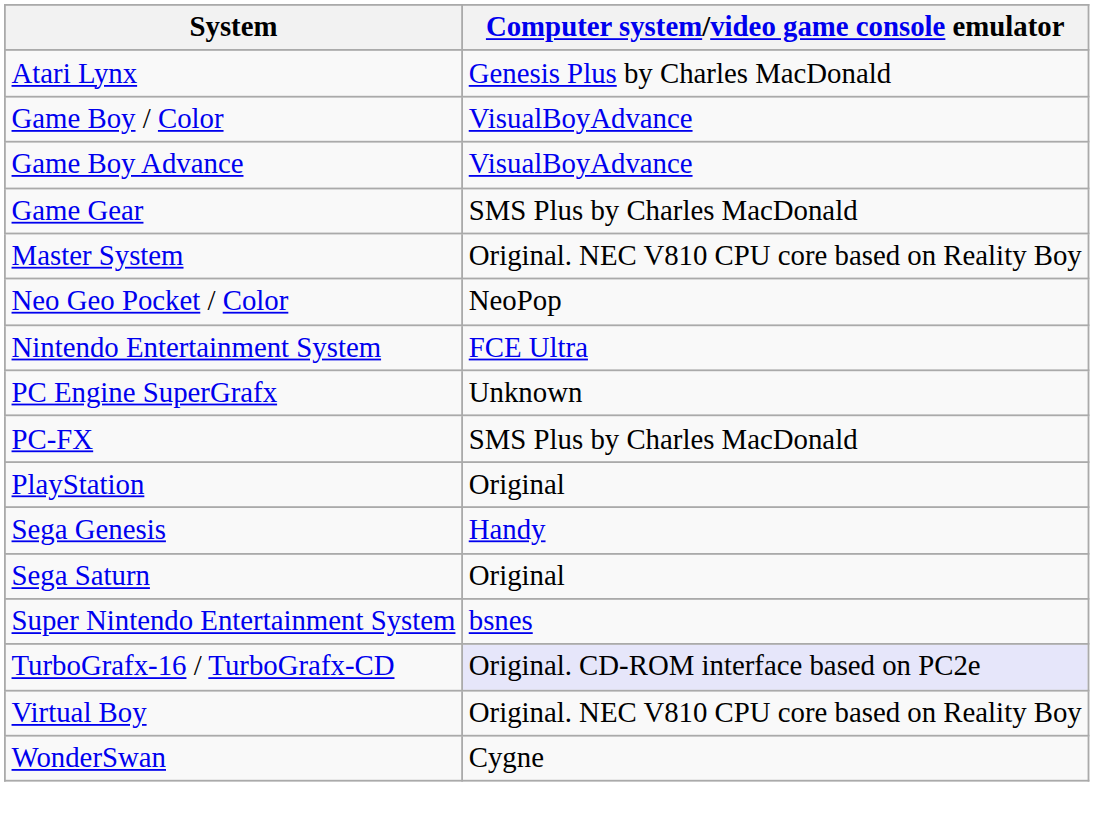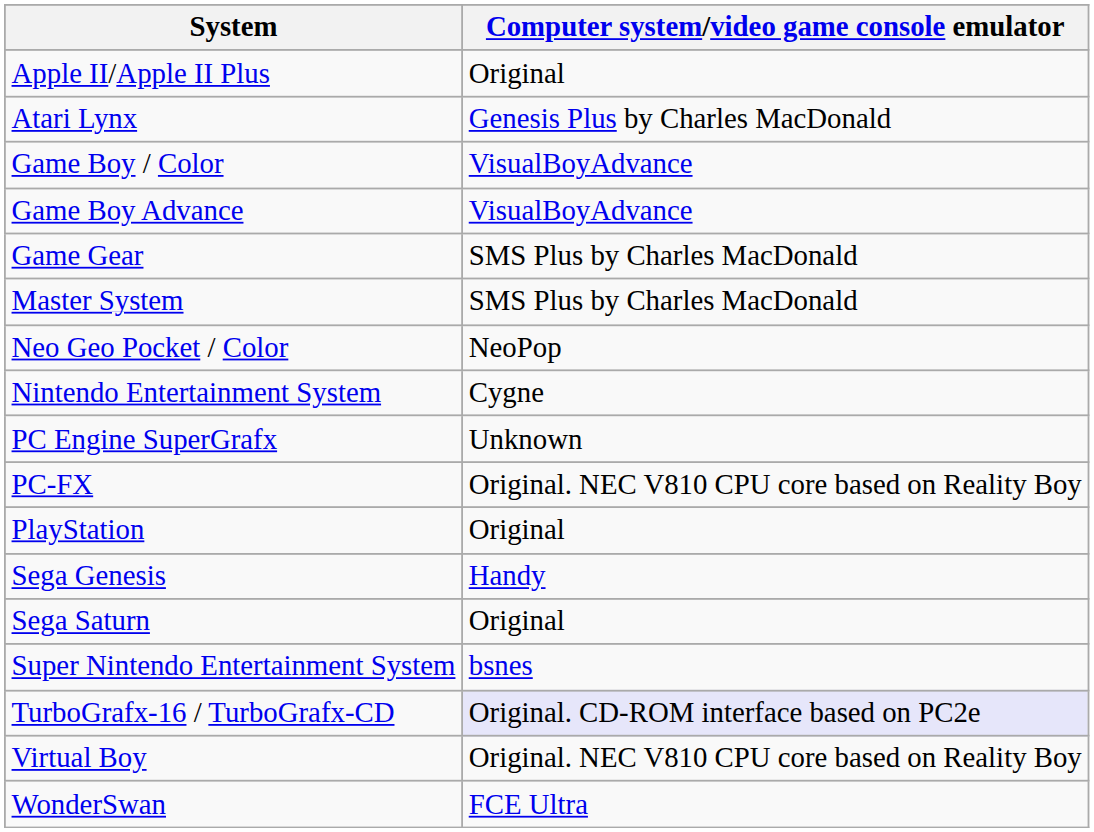+ row: (141, 73)
(775, 255) Original. NEC V810 CPU core based on Reality Boy -> (663, 301) SMS Plus by Charles MacDonald
(528, 347) FCE Ultra -> (506, 392) Cygne
(663, 438) SMS Plus by Charles MacDonald -> (775, 484) Original. NEC V810 CPU core based on Reality Boy
(506, 758) Cygne -> (528, 803) FCE Ultra
